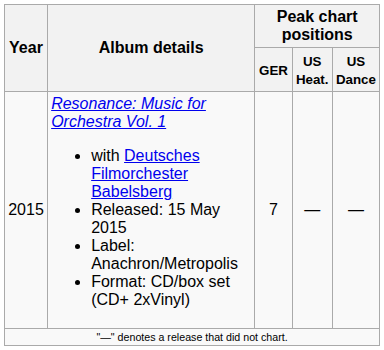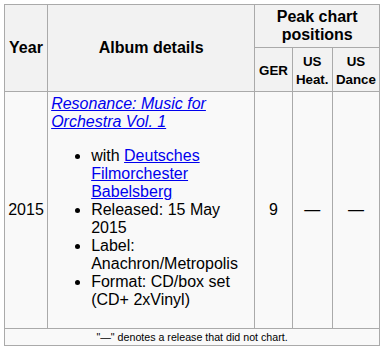(274, 209) 7 -> (274, 209) 9
